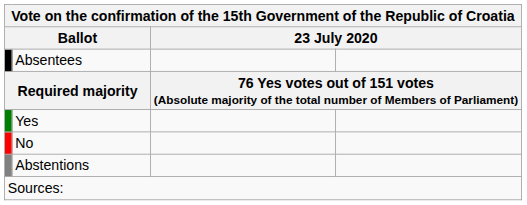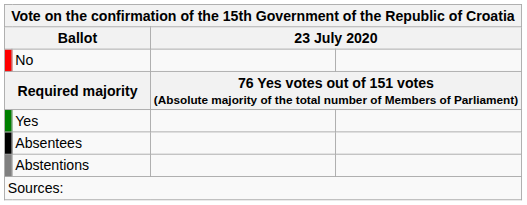rows swapped: (49, 61) <-> (24, 144)
